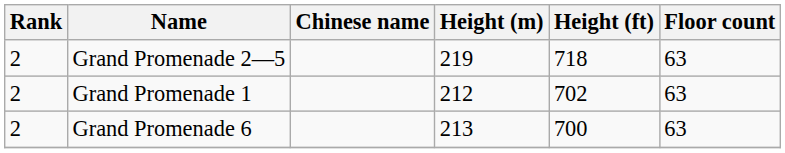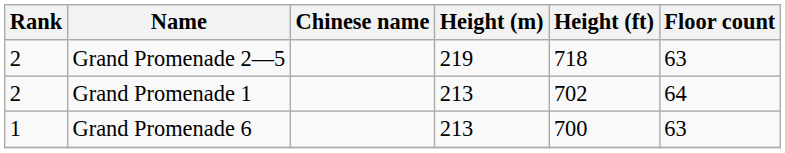(456, 93) 212 -> (456, 93) 213
(676, 93) 63 -> (676, 93) 64
(15, 128) 2 -> (15, 128) 1
